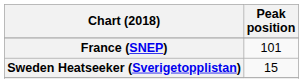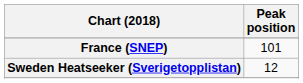(271, 68) 15 -> (271, 68) 12
